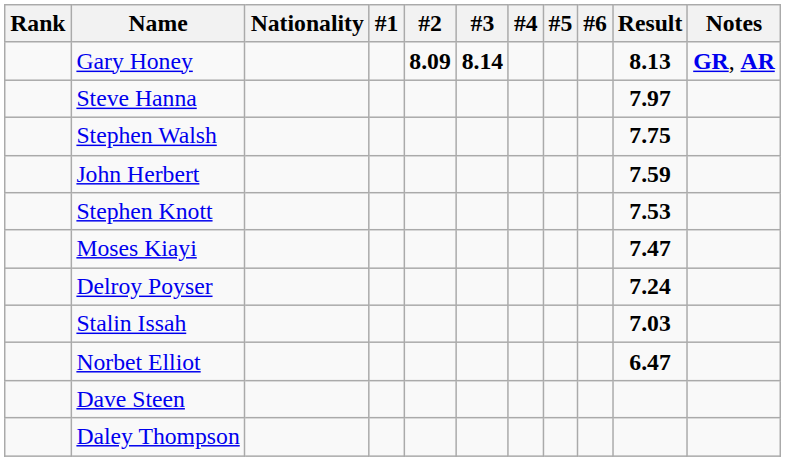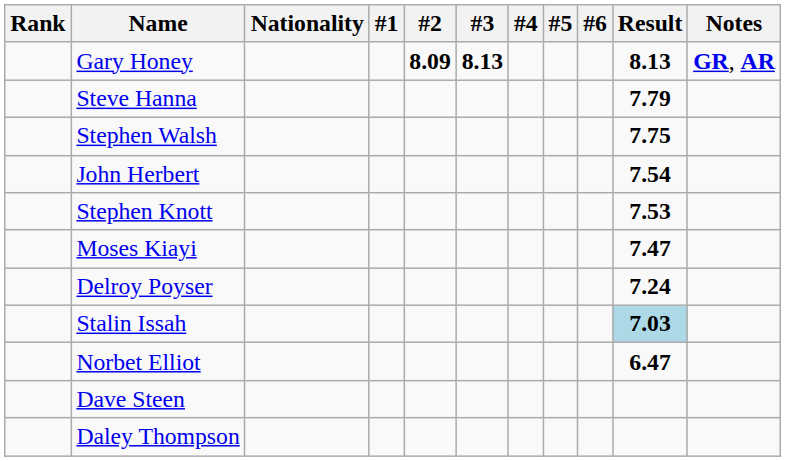(482, 60) 8.14 -> (482, 60) 8.13
(650, 98) 7.97 -> (650, 98) 7.79
(650, 173) 7.59 -> (650, 173) 7.54
(650, 323) no background -> (650, 323) lightblue background
